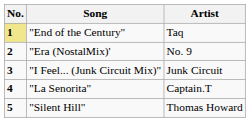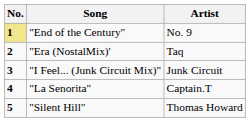(175, 33) Taq -> (179, 33) No. 9
(179, 51) No. 9 -> (175, 51) Taq
